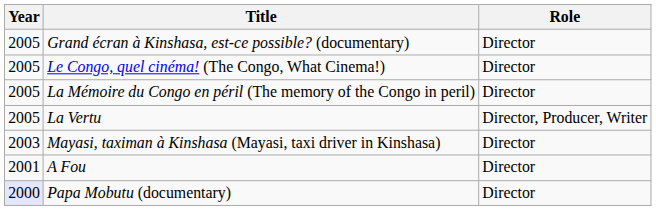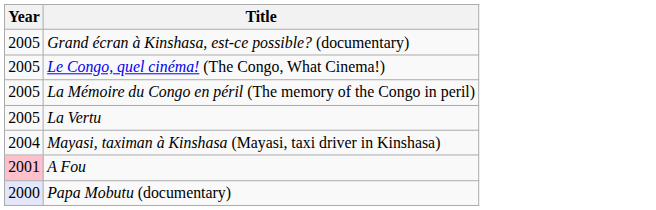- column: (565, 17)
(24, 142) 2003 -> (24, 142) 2004
(24, 167) no background -> (24, 167) pink background
